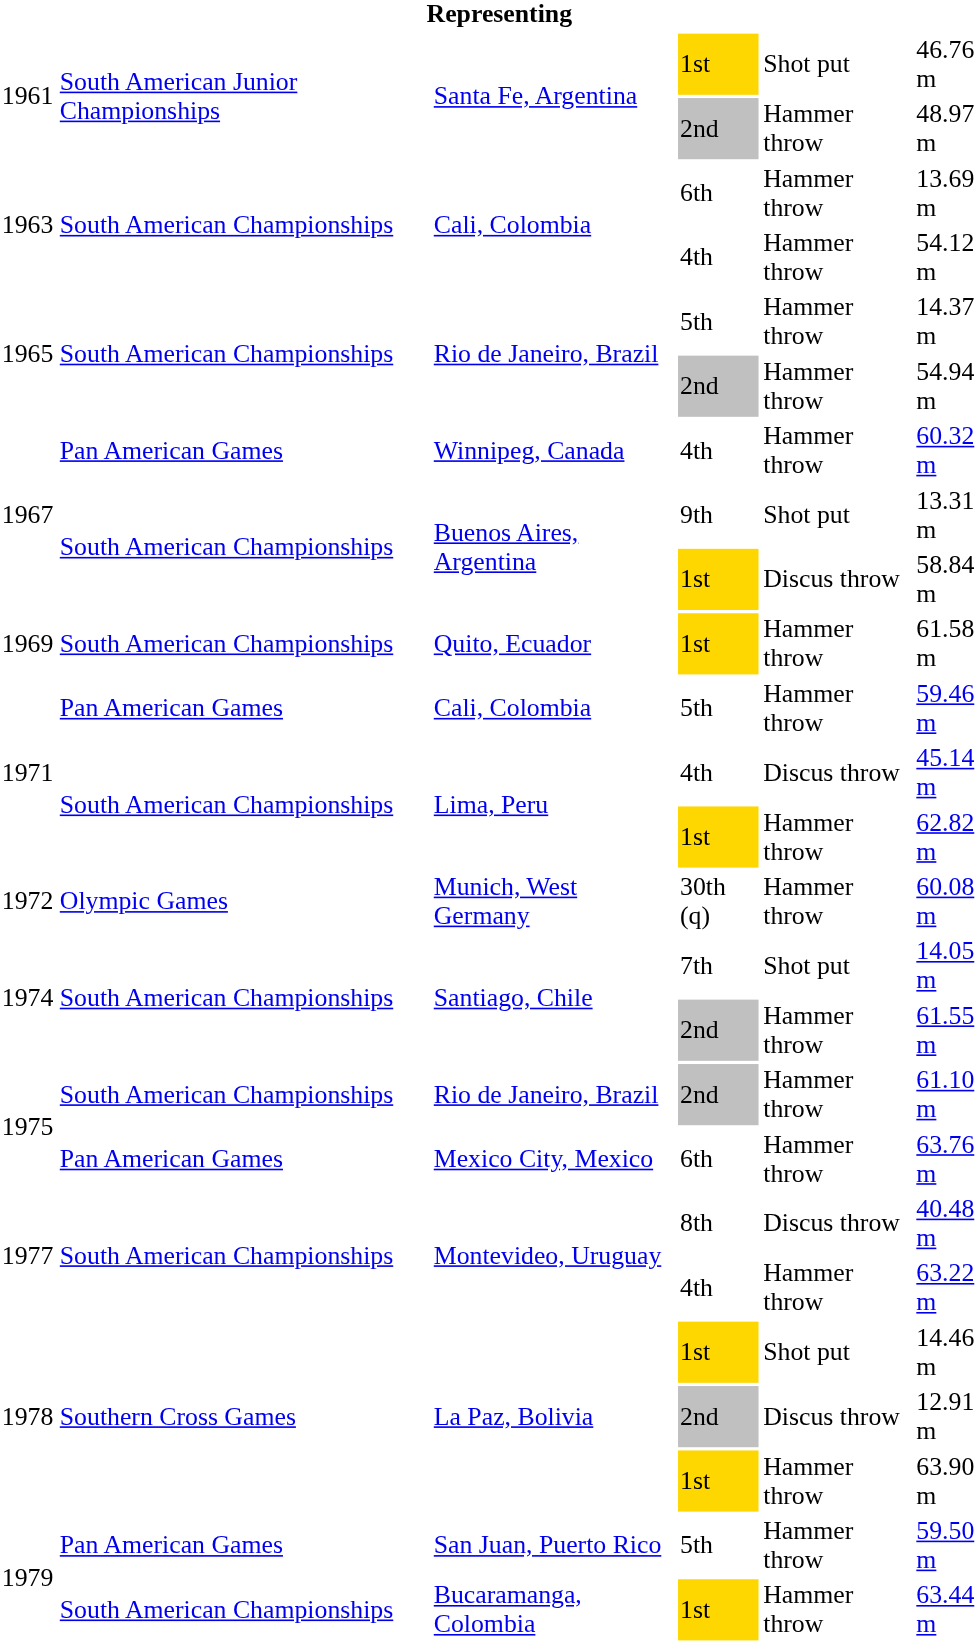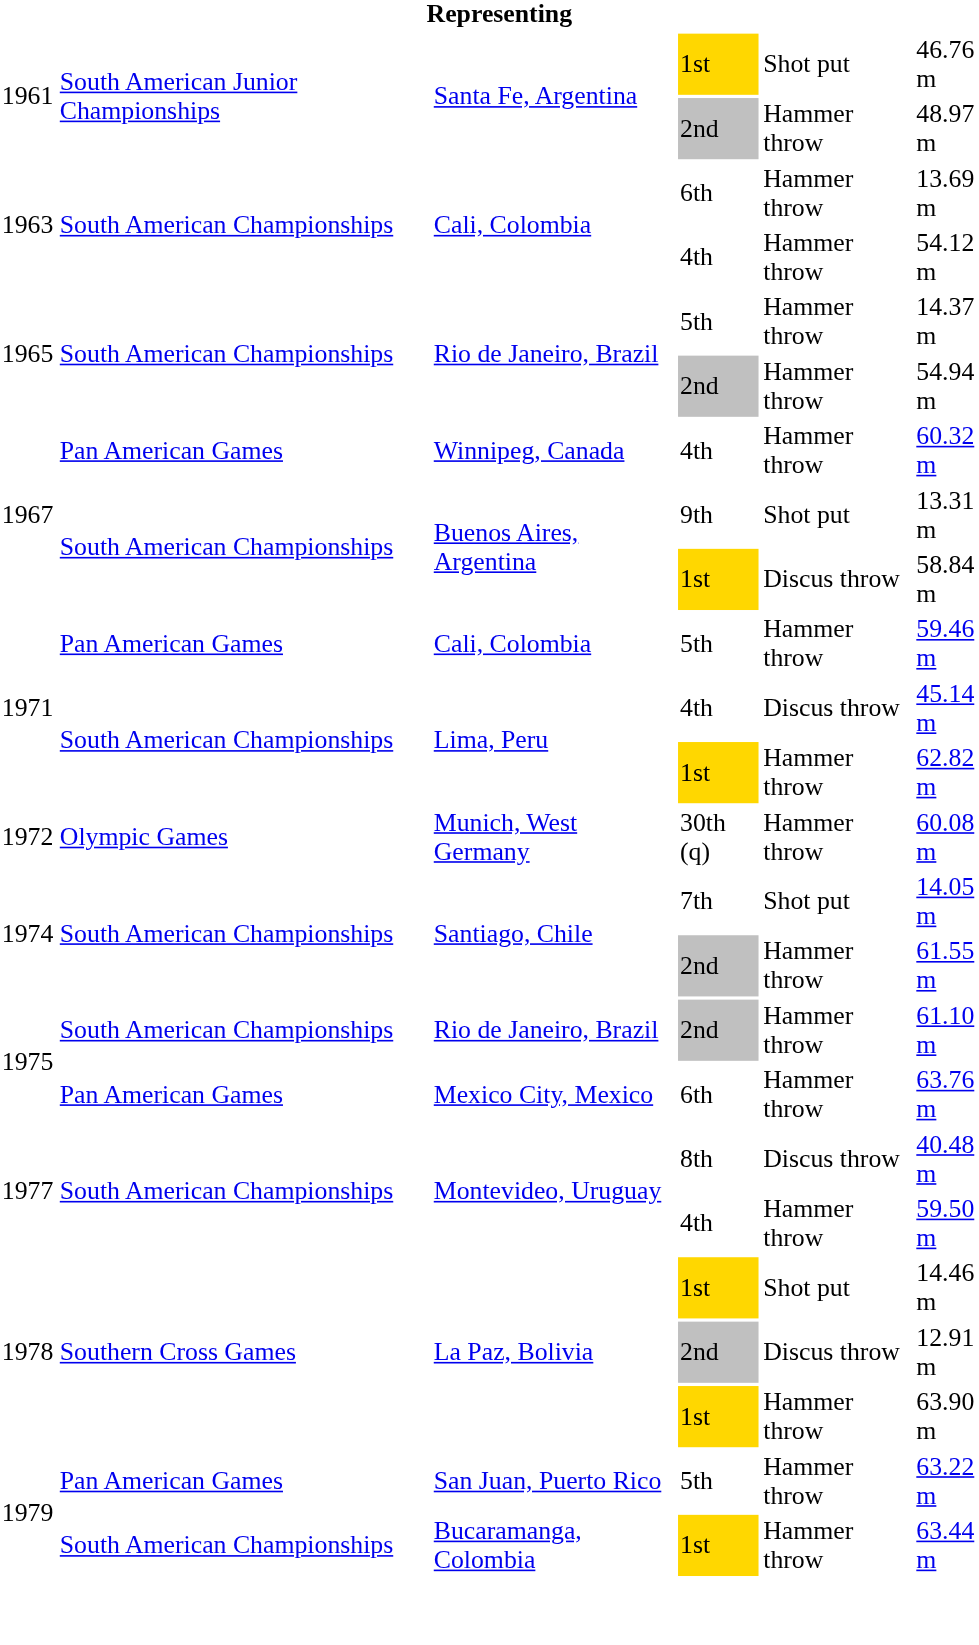- row: (512, 643)
(945, 1287) 63.22 m -> (945, 1223) 59.50 m
(945, 1545) 59.50 m -> (945, 1480) 63.22 m
